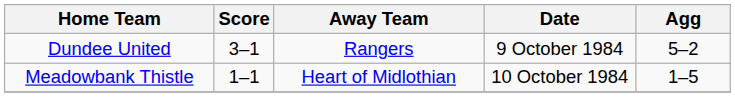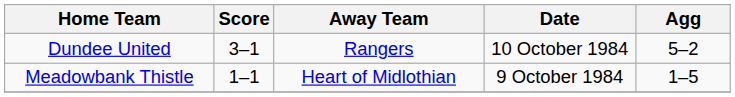(560, 48) 9 October 1984 -> (560, 48) 10 October 1984
(560, 77) 10 October 1984 -> (560, 77) 9 October 1984
